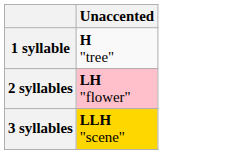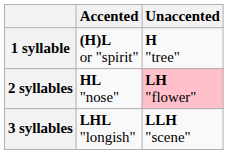+ column: (109, 16)
(102, 128) gold background -> (168, 128) no background
